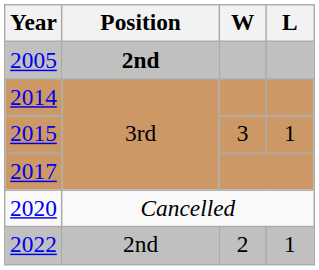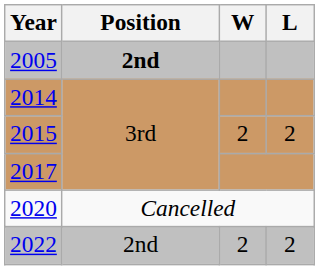(243, 134) 3 -> (243, 134) 2
(290, 134) 1 -> (290, 134) 2
(290, 245) 1 -> (290, 245) 2
